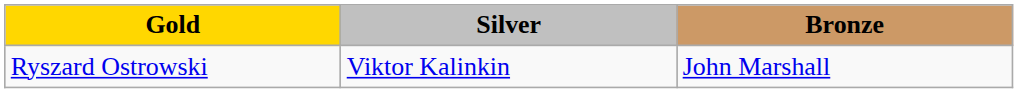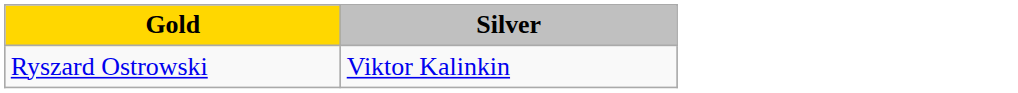- column: (845, 25)
